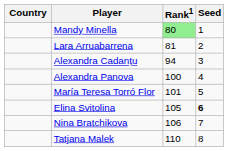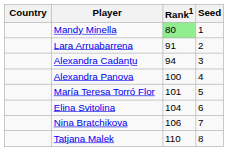(170, 45) 81 -> (170, 45) 91
(173, 107) 105 -> (173, 107) 104
(201, 107) bold -> (201, 107) normal
